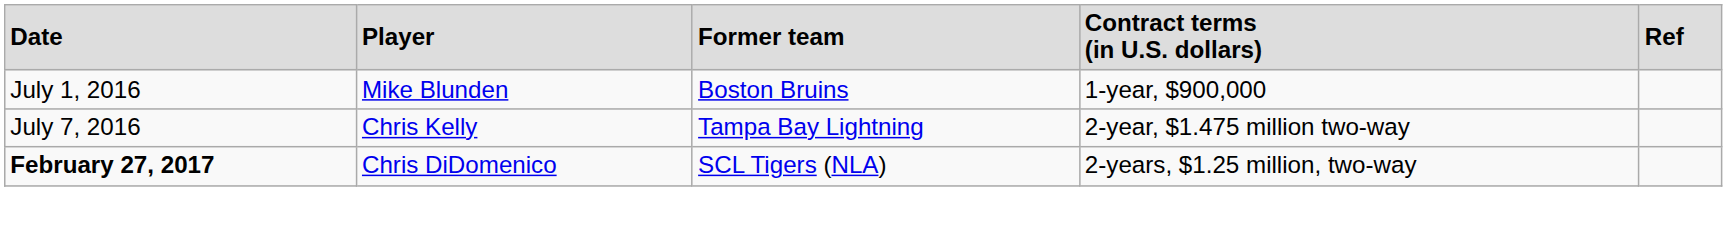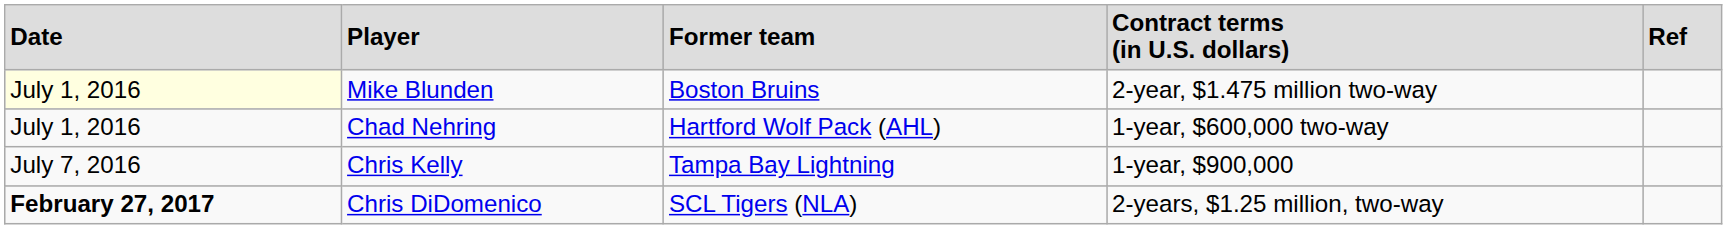(75, 89) no background -> (75, 89) lightyellow background
(1176, 89) 1-year, $900,000 -> (1275, 89) 2-year, $1.475 million two-way
+ row: (422, 127)
(1247, 127) 2-year, $1.475 million two-way -> (1203, 165) 1-year, $900,000
